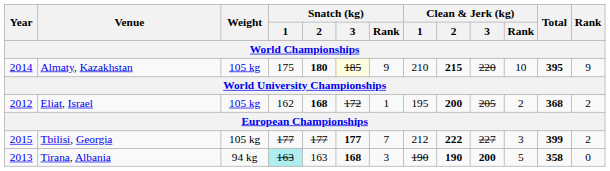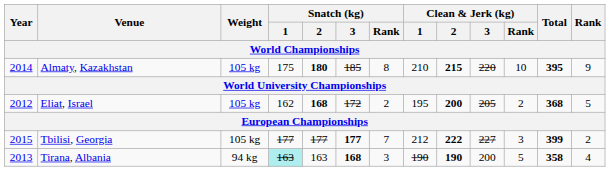(353, 67) lightyellow background -> (353, 67) no background
(386, 67) 9 -> (386, 67) 8
(386, 103) 1 -> (386, 103) 2
(588, 103) 2 -> (588, 103) 5
(487, 157) bold -> (487, 157) normal
(588, 157) 0 -> (588, 157) 4
